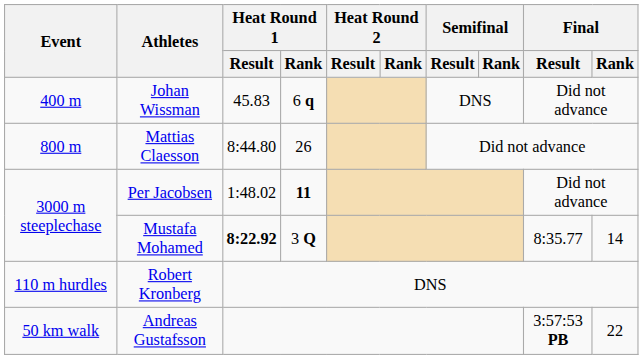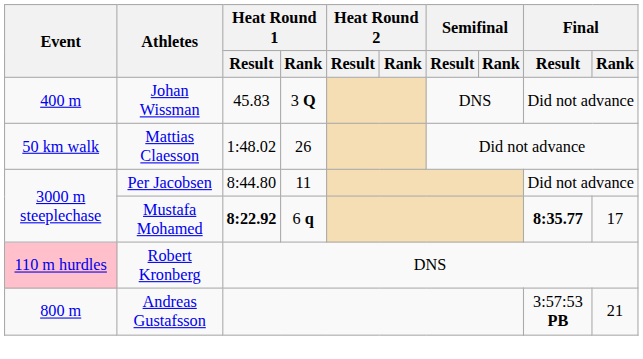(303, 100) 6 q -> (303, 100) 3 Q
(61, 146) 800 m -> (61, 146) 50 km walk
(252, 146) 8:44.80 -> (251, 146) 1:48.02
(252, 192) 1:48.02 -> (251, 183) 8:44.80
(303, 192) bold -> (303, 183) normal
(303, 238) 3 Q -> (303, 219) 6 q
(558, 238) normal -> (558, 219) bold
(615, 238) 14 -> (615, 219) 17
(61, 284) no background -> (61, 265) pink background
(61, 331) 50 km walk -> (61, 311) 800 m
(615, 331) 22 -> (615, 311) 21
